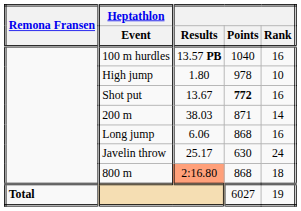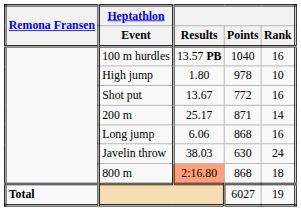(243, 95) bold -> (243, 95) normal
(199, 115) 38.03 -> (199, 115) 25.17
(199, 154) 25.17 -> (199, 154) 38.03
